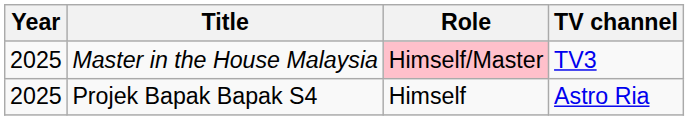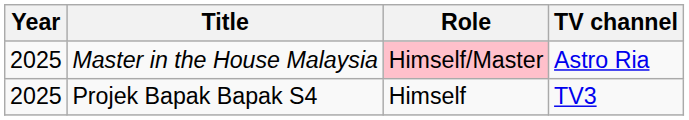(575, 59) TV3 -> (602, 59) Astro Ria
(602, 96) Astro Ria -> (575, 96) TV3
